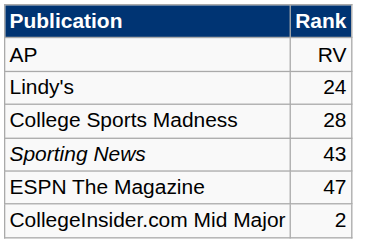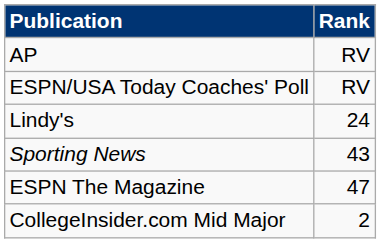+ row: (159, 87)
- row: (124, 120)
